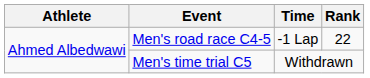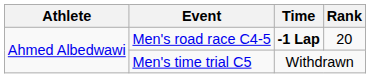(298, 39) normal -> (299, 39) bold
(343, 39) 22 -> (344, 39) 20
